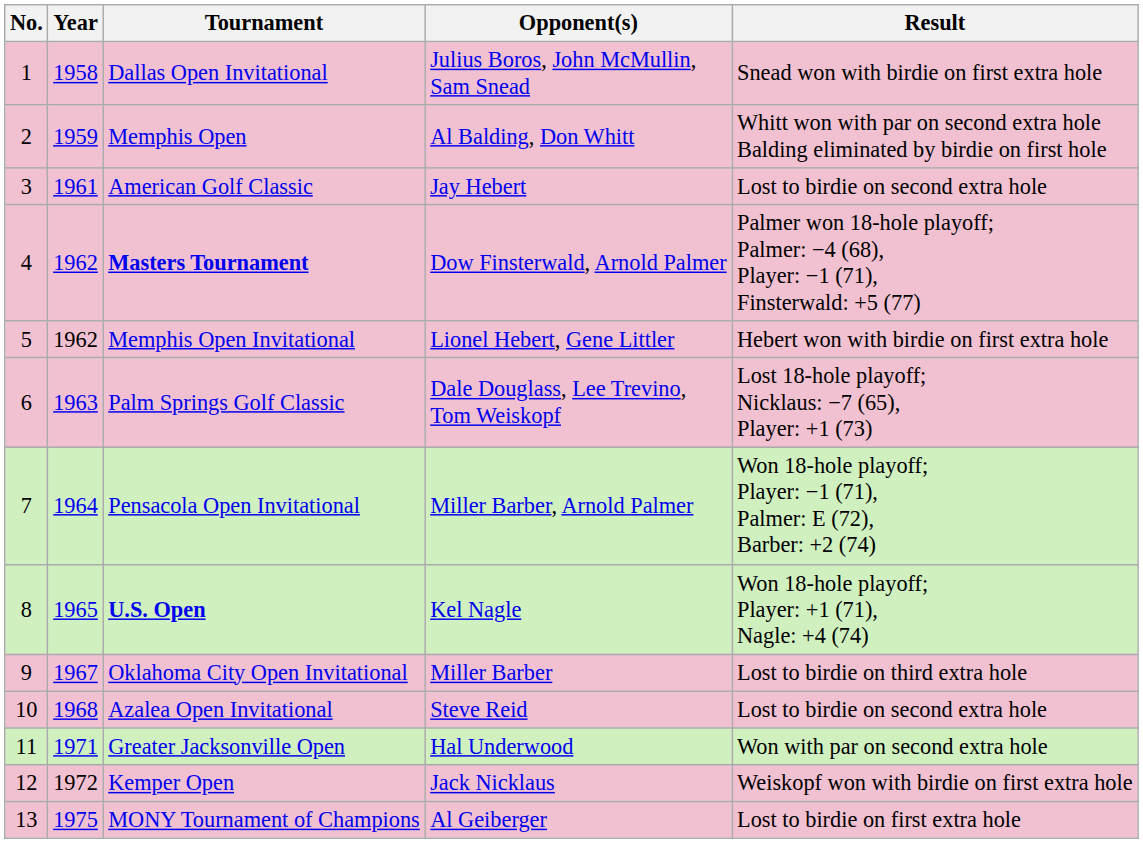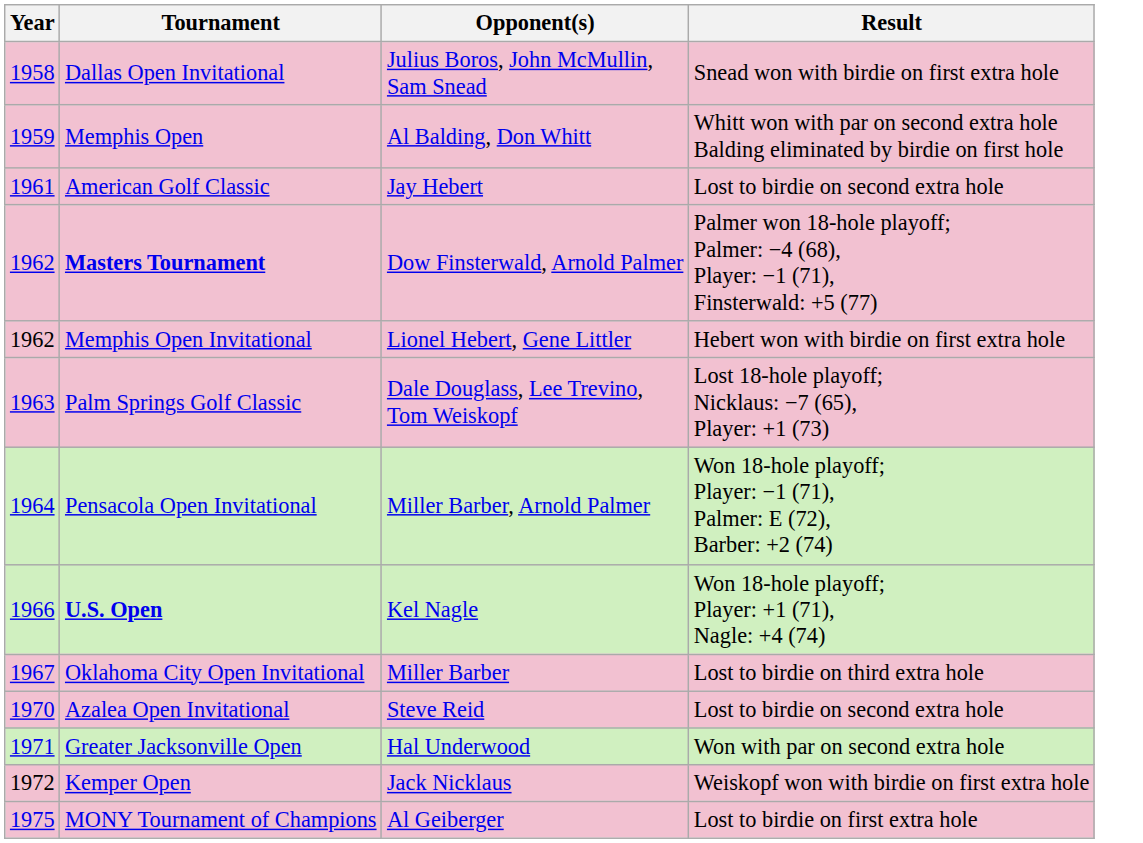- column: (26, 23)
(76, 608) 1965 -> (32, 608) 1966
(76, 709) 1968 -> (32, 709) 1970
